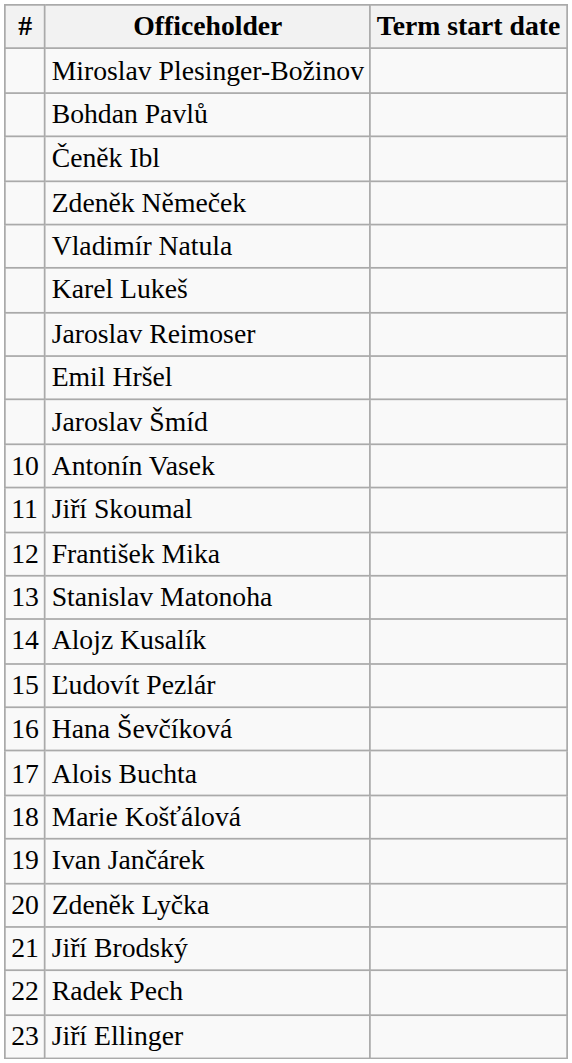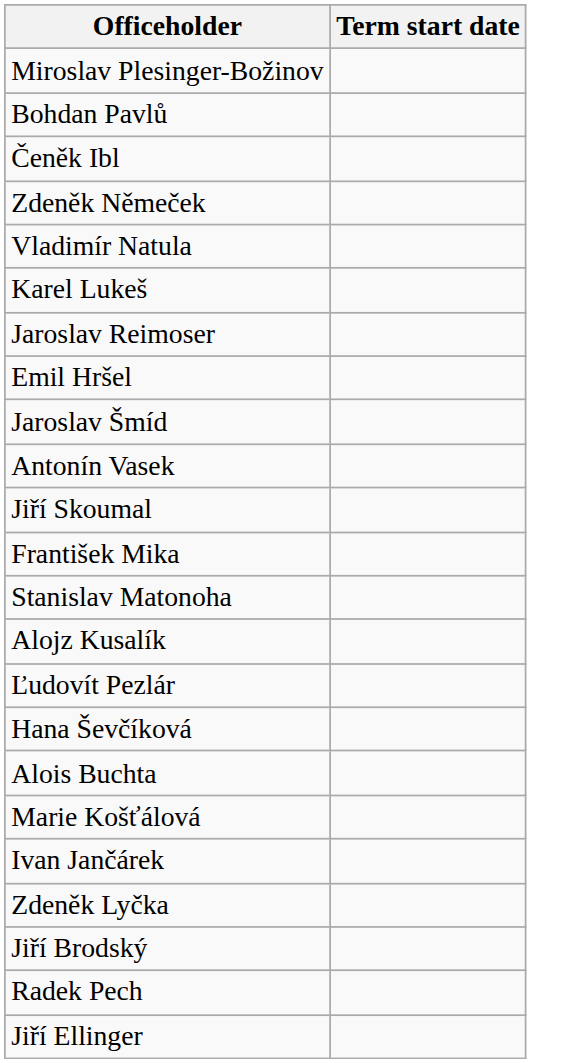- column: (25, 26)
